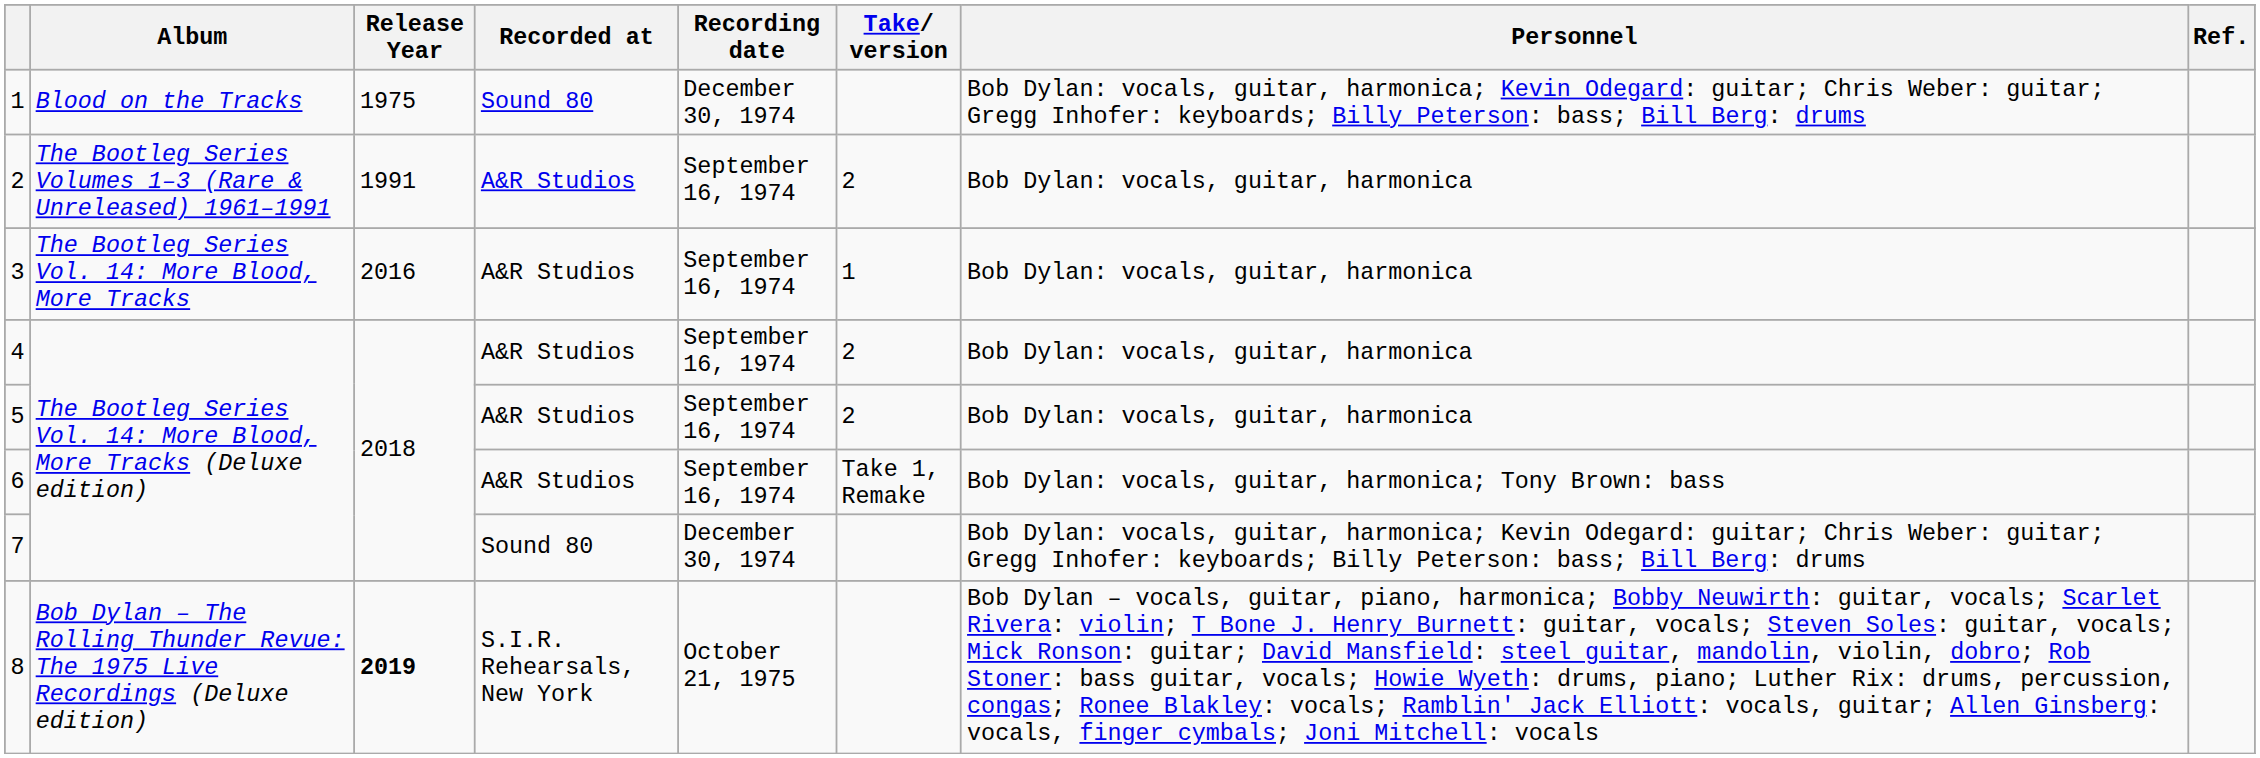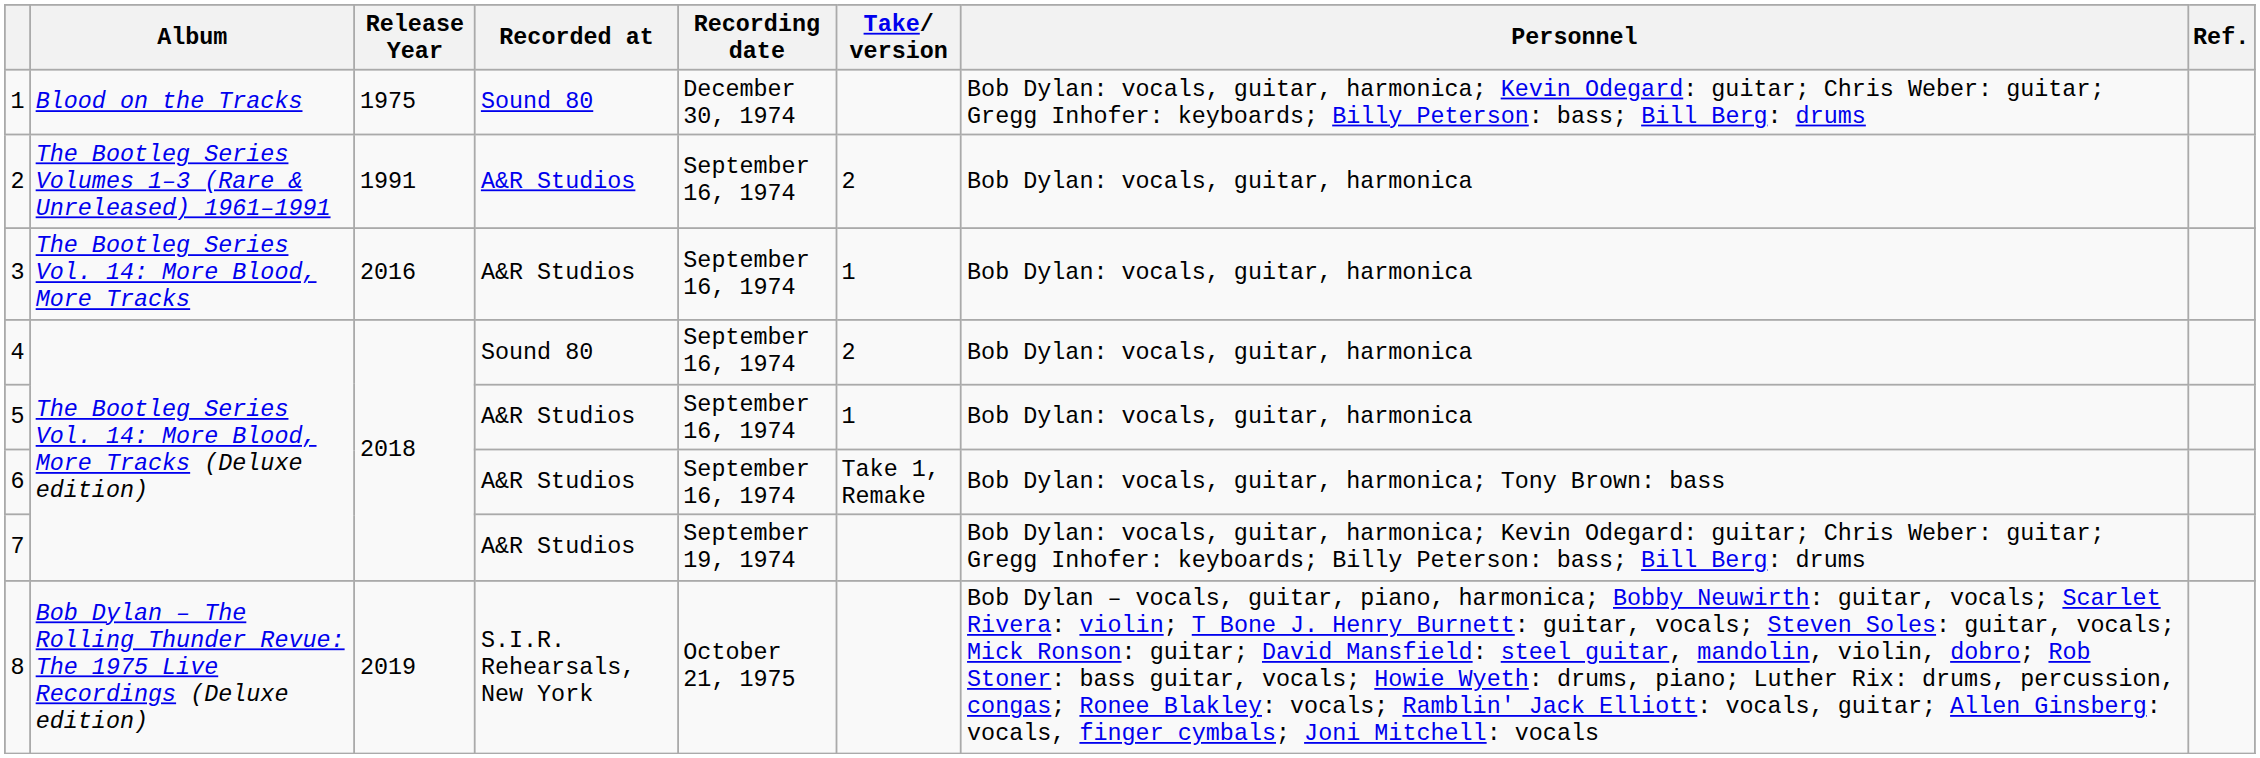(558, 352) A&R Studios -> (537, 352) Sound 80
(849, 417) 2 -> (849, 417) 1
(537, 547) Sound 80 -> (558, 547) A&R Studios
(739, 547) December 30, 1974 -> (746, 547) September 19, 1974
(388, 667) bold -> (388, 667) normal
